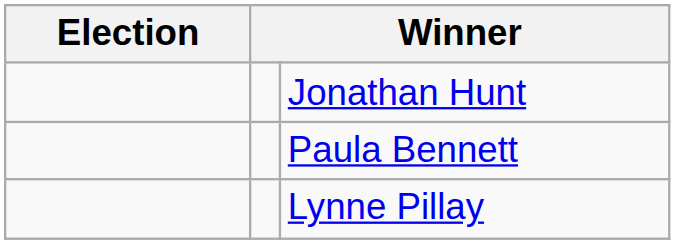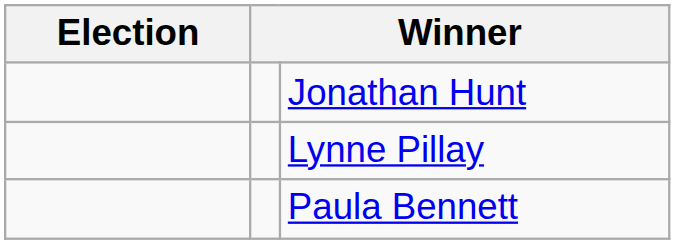rows swapped: (403, 149) <-> (386, 207)
